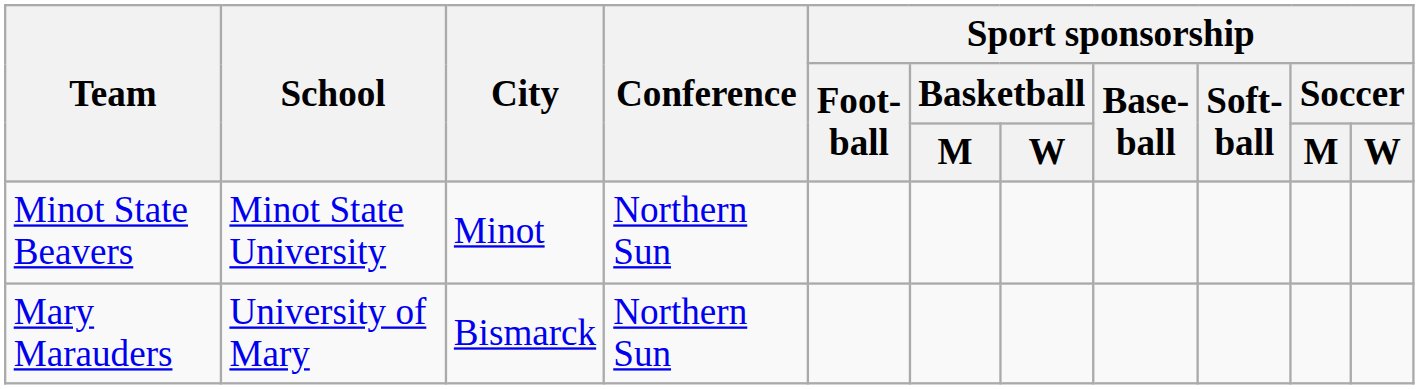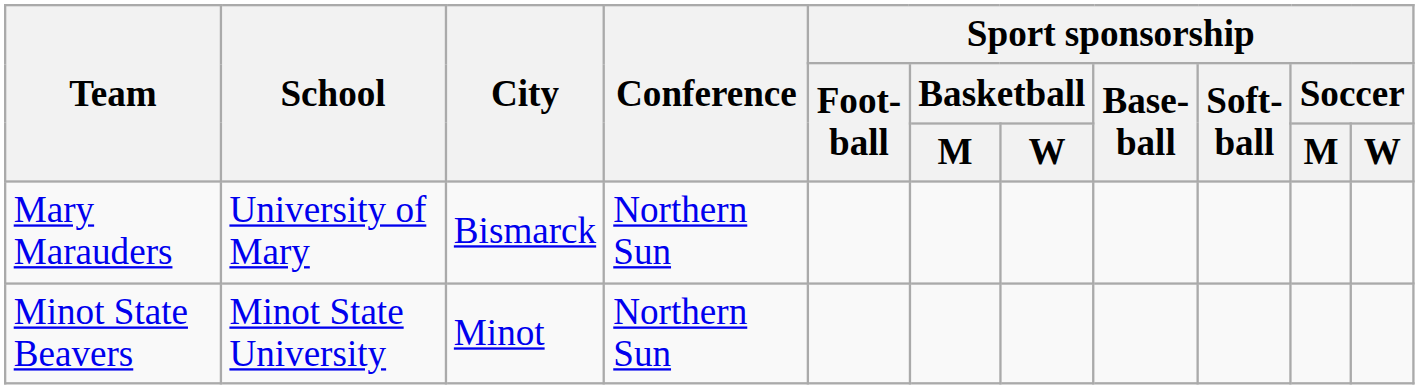rows swapped: (93, 332) <-> (101, 231)
